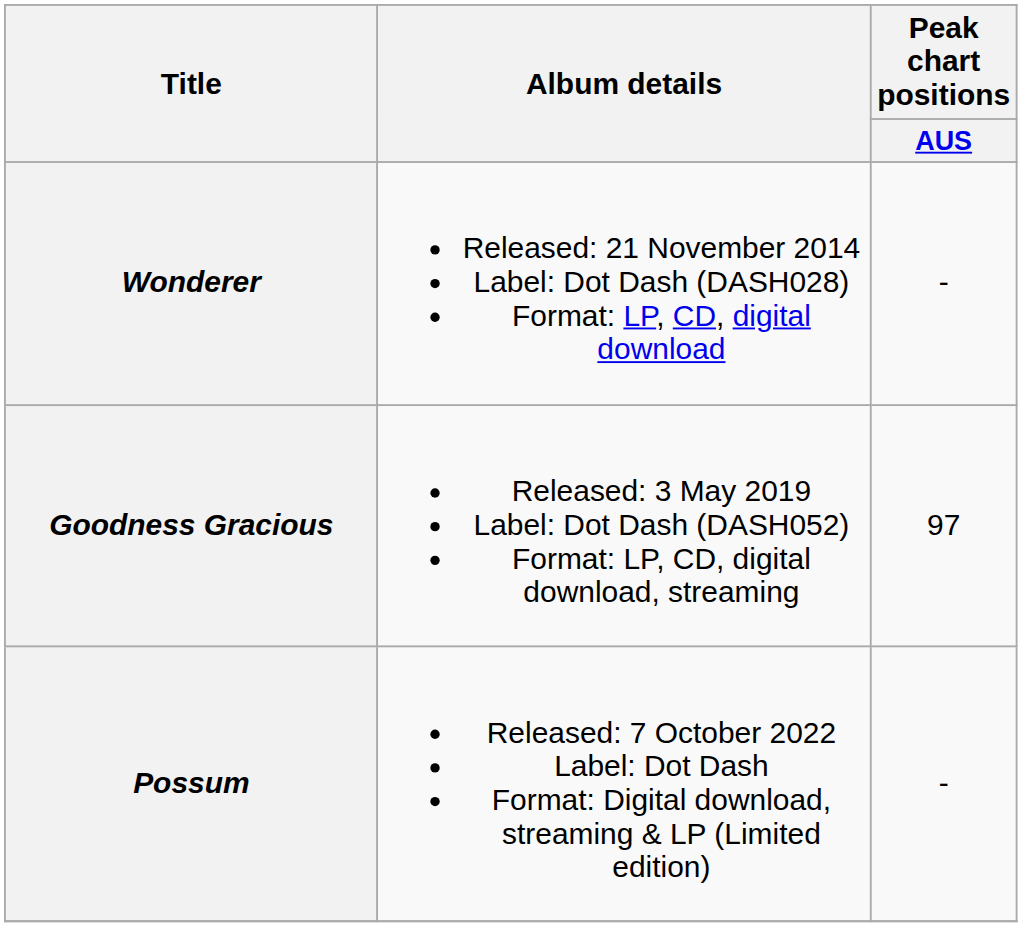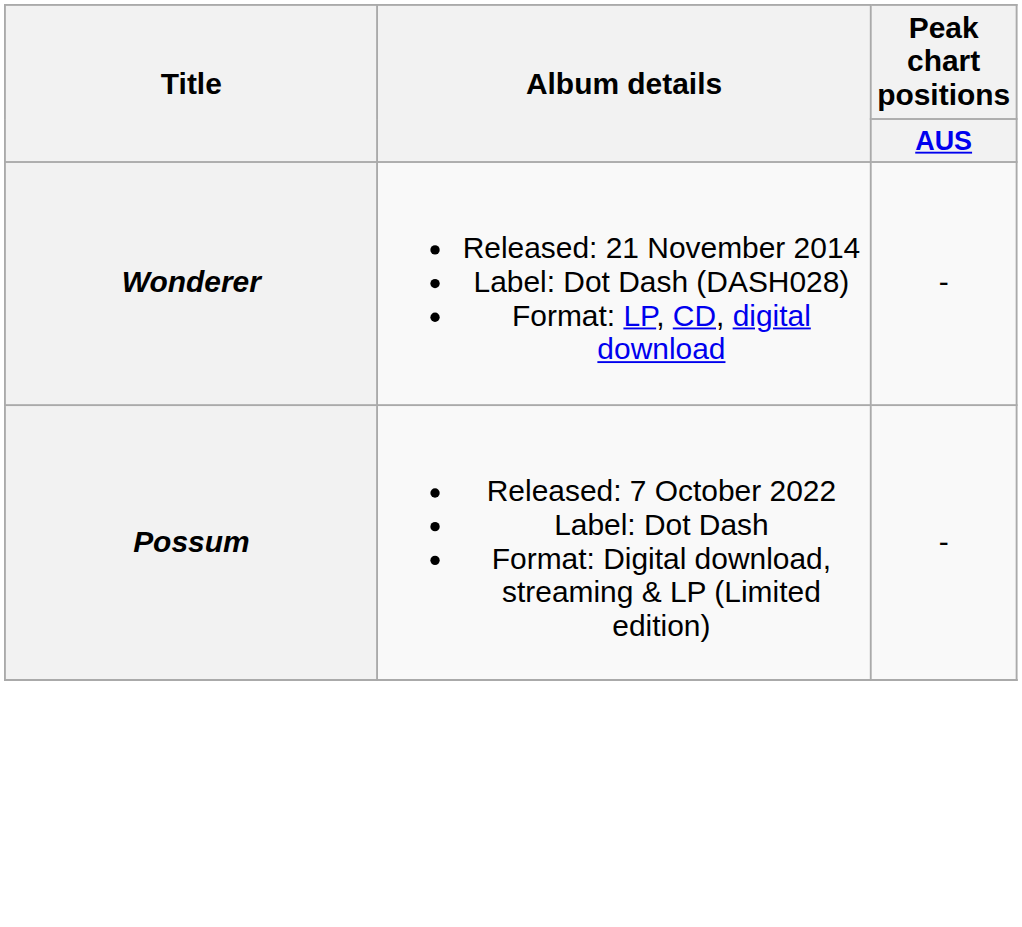- row: (191, 524)
